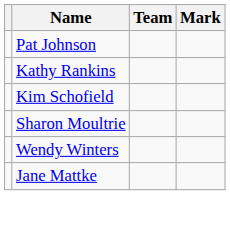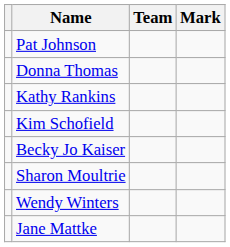+ row: (67, 70)
+ row: (71, 149)
